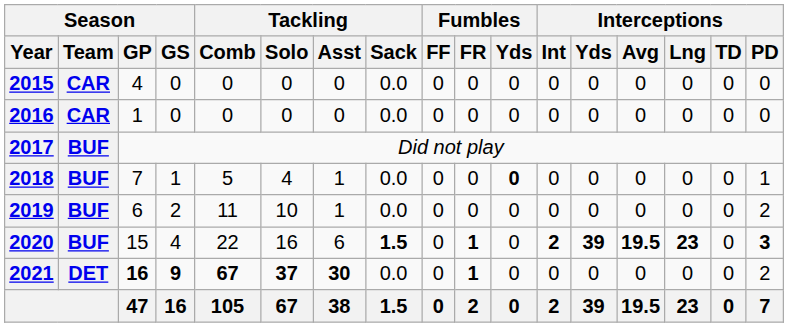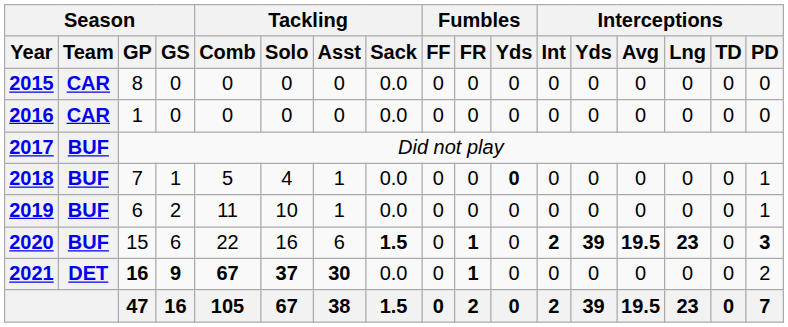(137, 83) 4 -> (137, 83) 8
(765, 210) 2 -> (765, 210) 1
(176, 242) 4 -> (176, 242) 6
